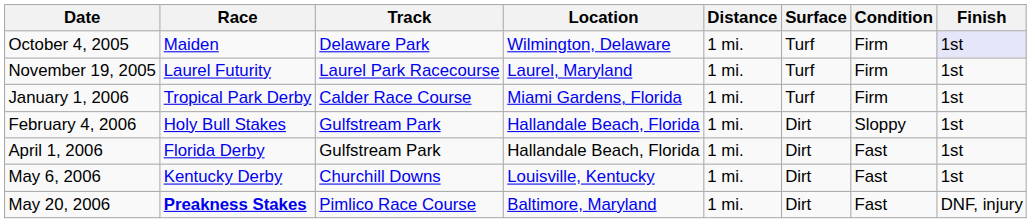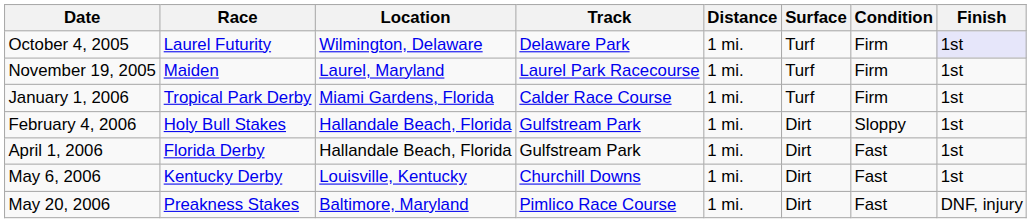columns swapped: (409, 17) <-> (603, 17)
(191, 44) Maiden -> (217, 44) Laurel Futurity
(217, 71) Laurel Futurity -> (191, 71) Maiden
(235, 204) bold -> (231, 204) normal
